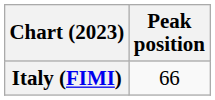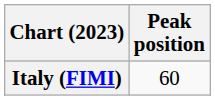(169, 77) 66 -> (169, 77) 60
